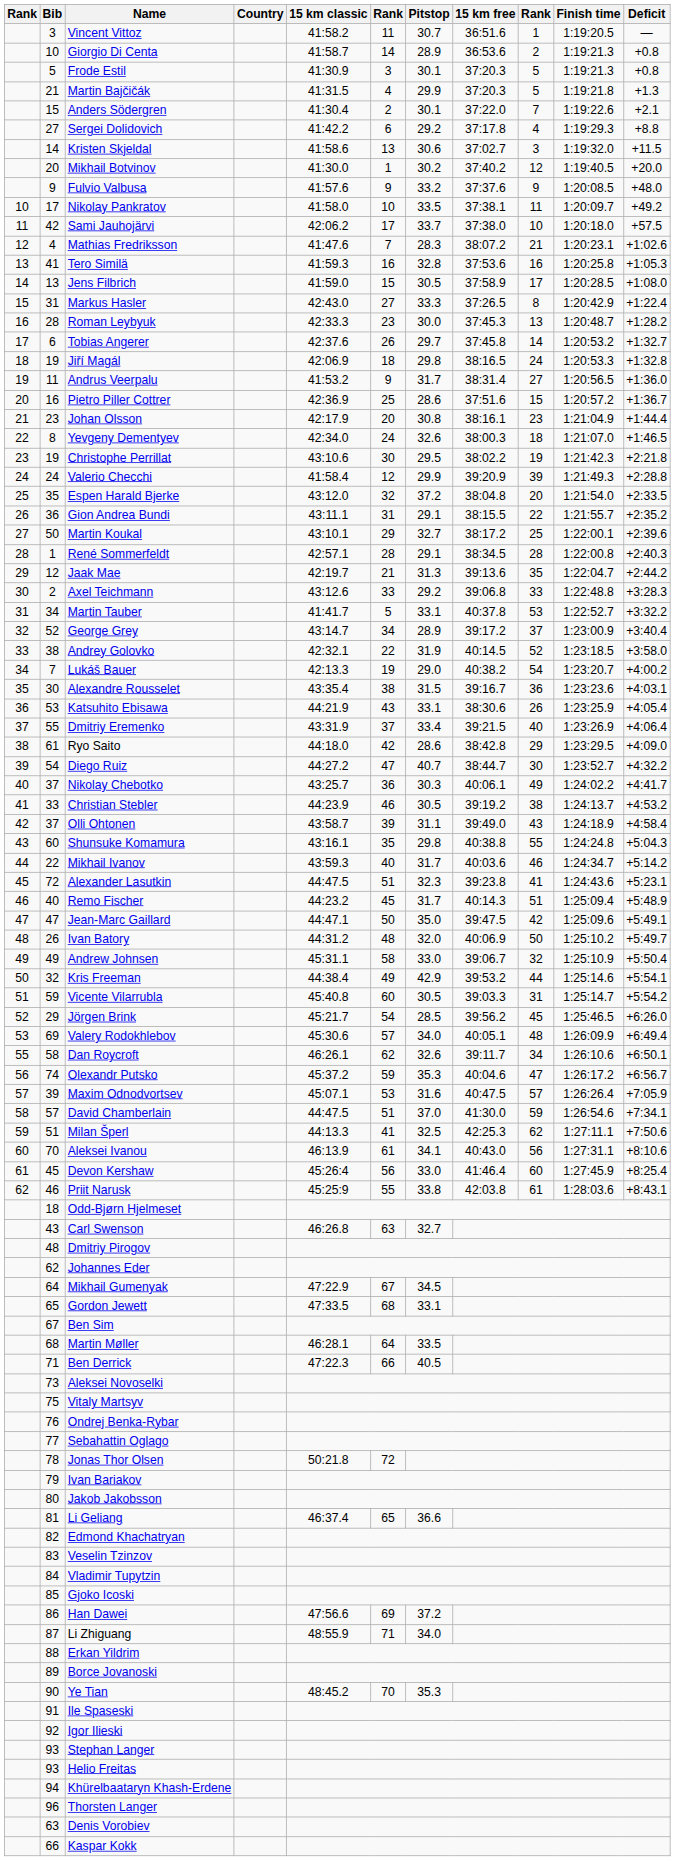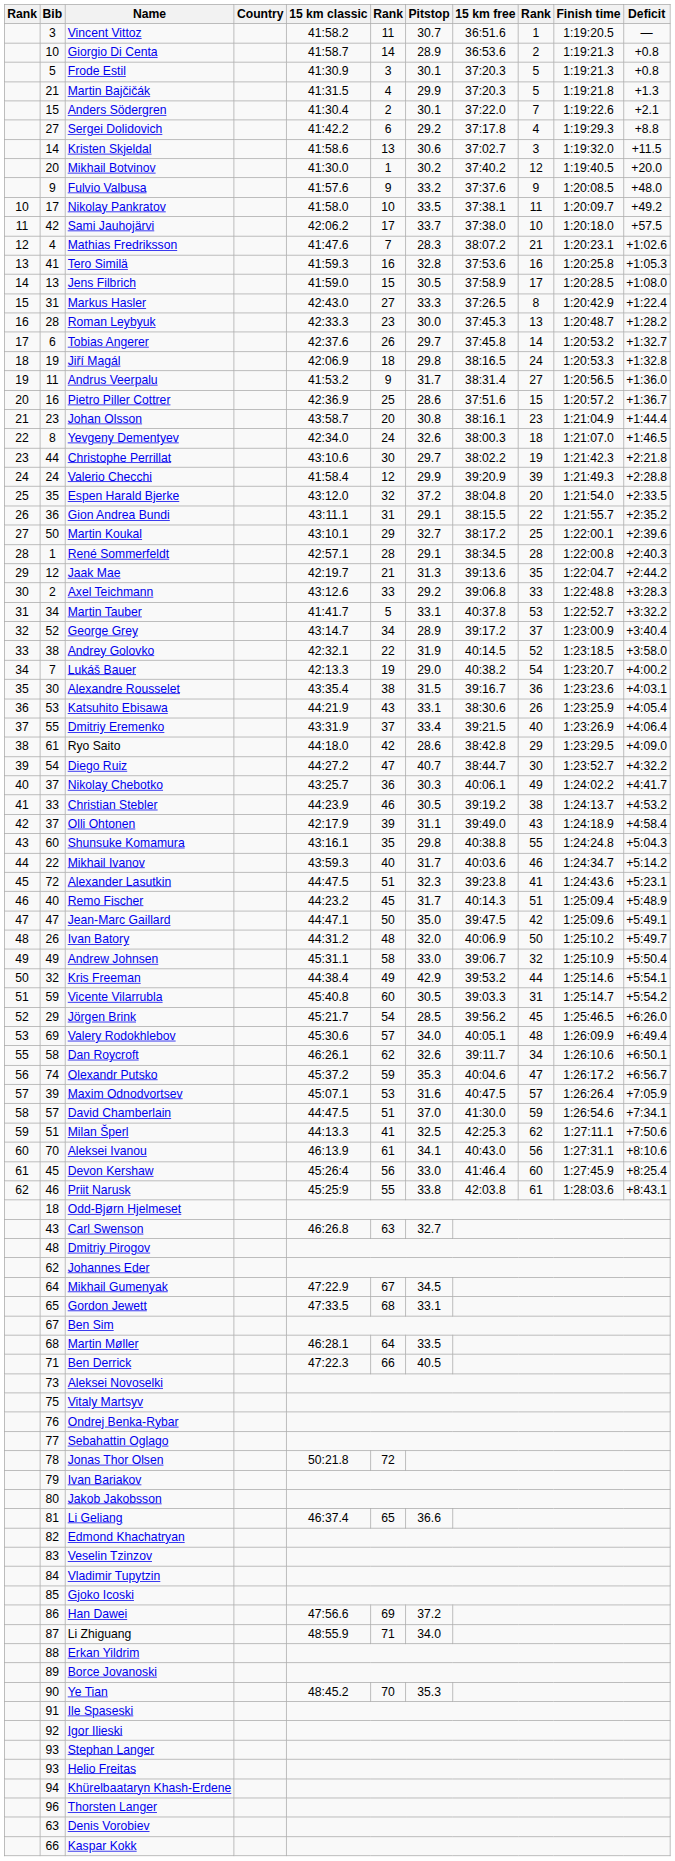(328, 419) 42:17.9 -> (328, 419) 43:58.7
(52, 457) 19 -> (52, 457) 44
(429, 457) 29.5 -> (429, 457) 29.7
(328, 824) 43:58.7 -> (328, 824) 42:17.9
